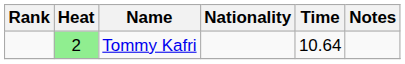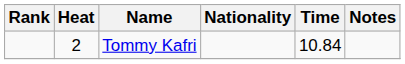(76, 44) lightgreen background -> (76, 44) no background
(320, 44) 10.64 -> (320, 44) 10.84
